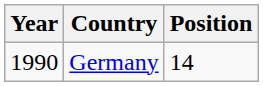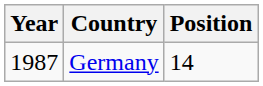(34, 61) 1990 -> (34, 61) 1987
